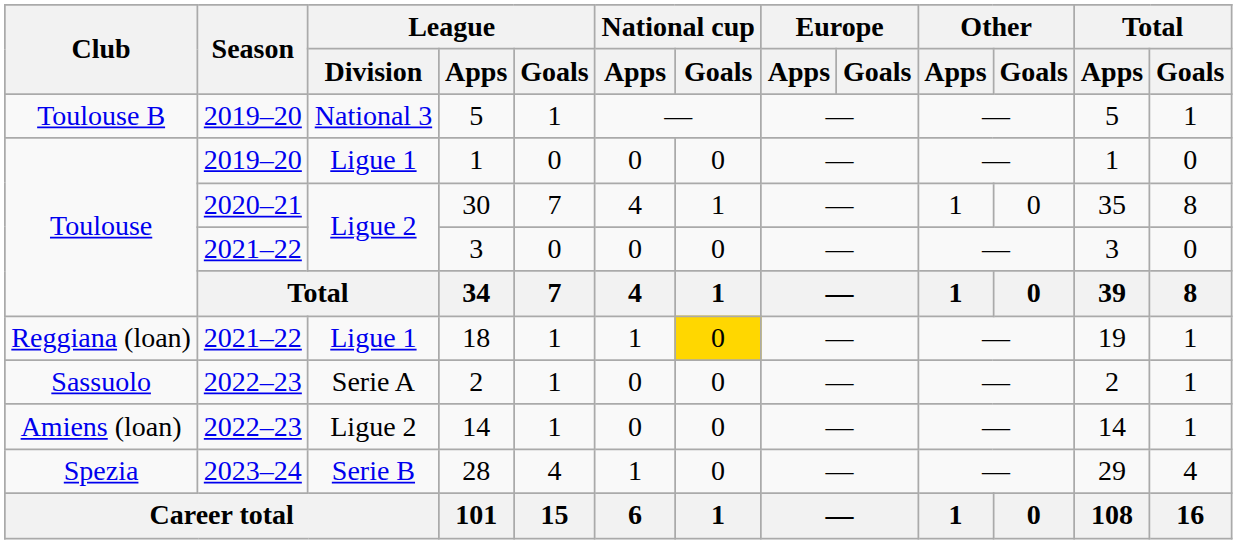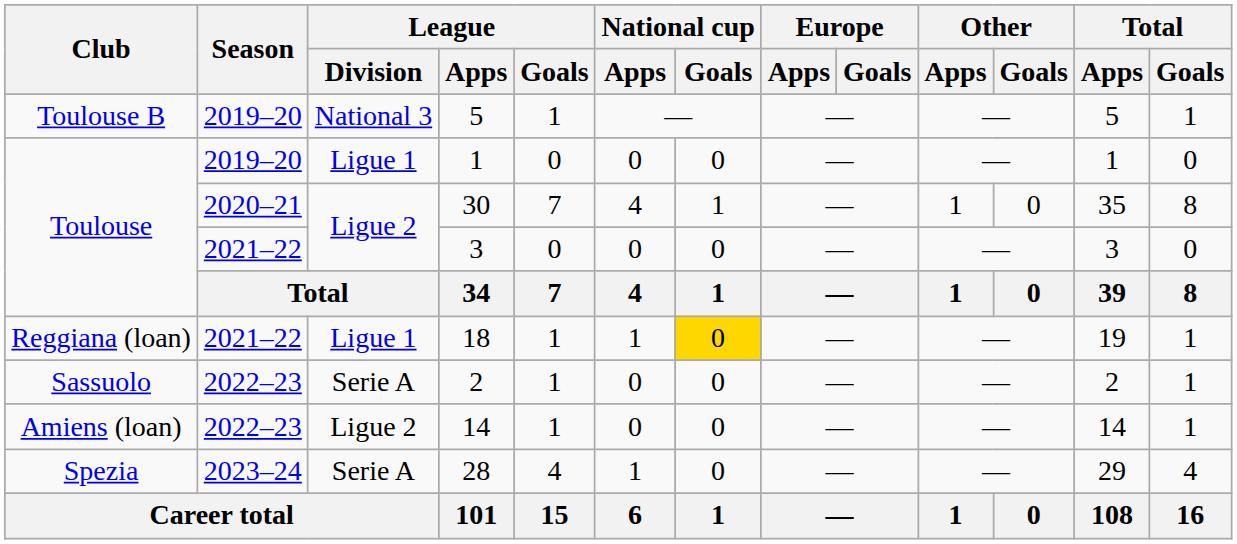(373, 470) Serie B -> (373, 470) Serie A
